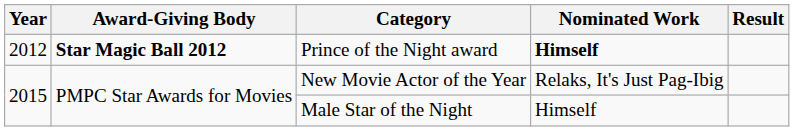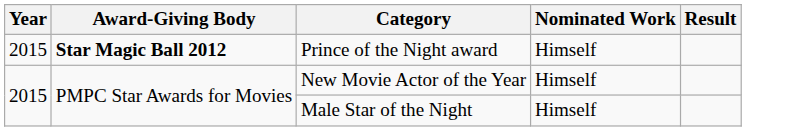(28, 49) 2012 -> (28, 49) 2015
(567, 49) bold -> (566, 49) normal
(629, 79) Relaks, It's Just Pag-Ibig -> (566, 79) Himself
